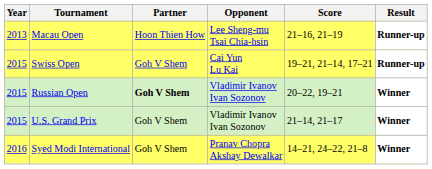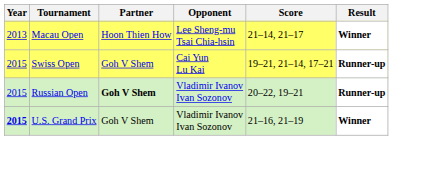(315, 35) 21–16, 21–19 -> (276, 35) 21–14, 21–17
(401, 35) Runner-up -> (355, 35) Winner
(394, 92) Winner -> (362, 92) Runner-up
(17, 121) normal -> (17, 121) bold
(315, 121) 21–14, 21–17 -> (276, 121) 21–16, 21–19
- row: (81, 149)
